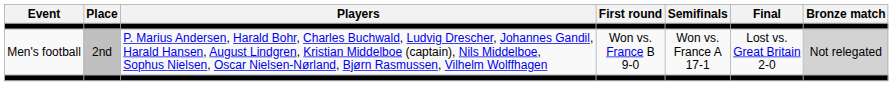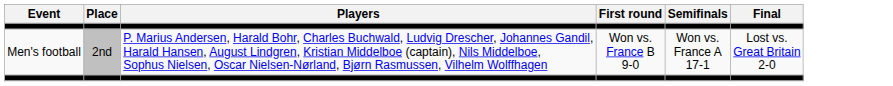- column: (846, 14)
